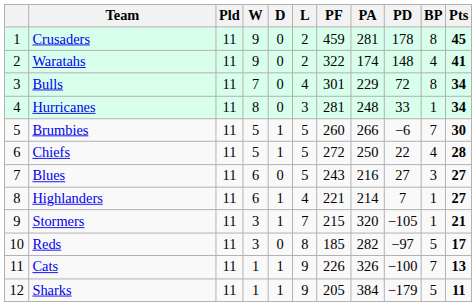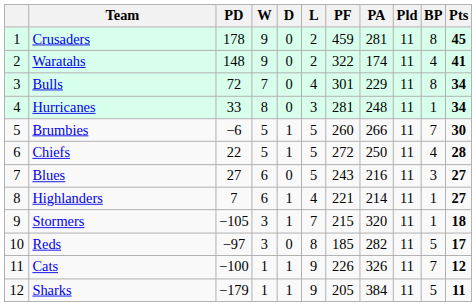columns swapped: (229, 15) <-> (403, 15)
(459, 221) 21 -> (459, 221) 18
(459, 267) 13 -> (459, 267) 12
